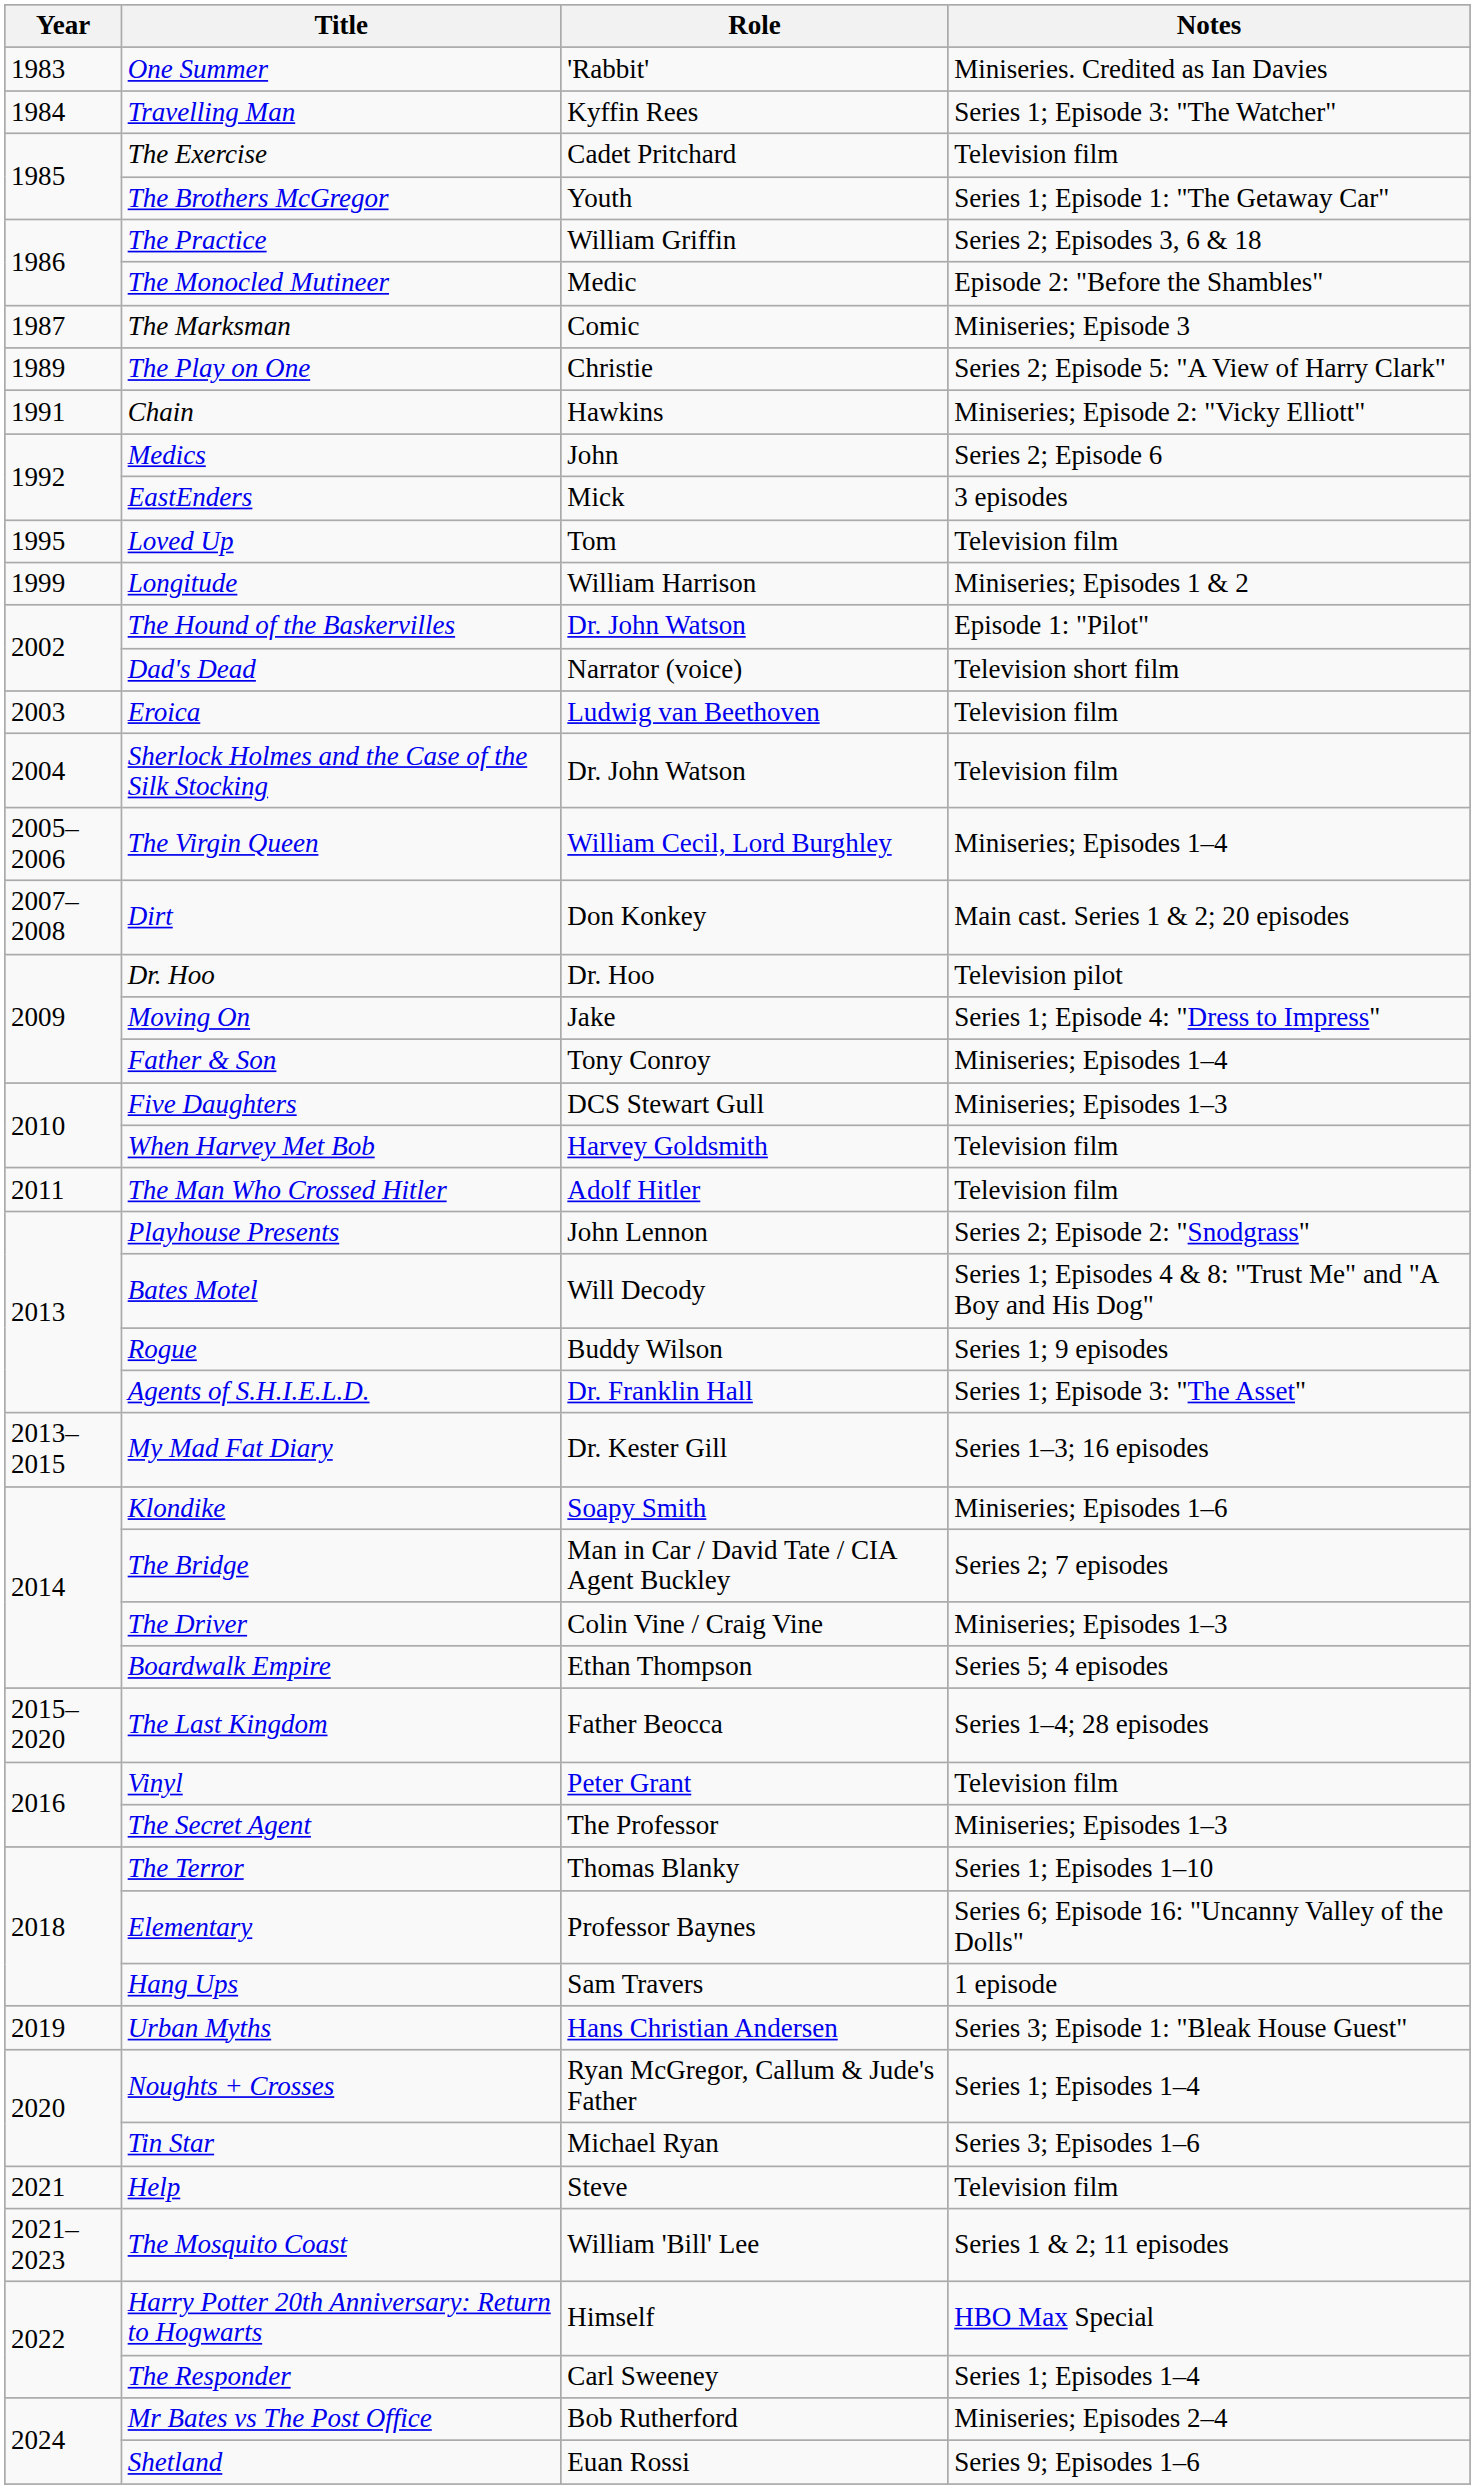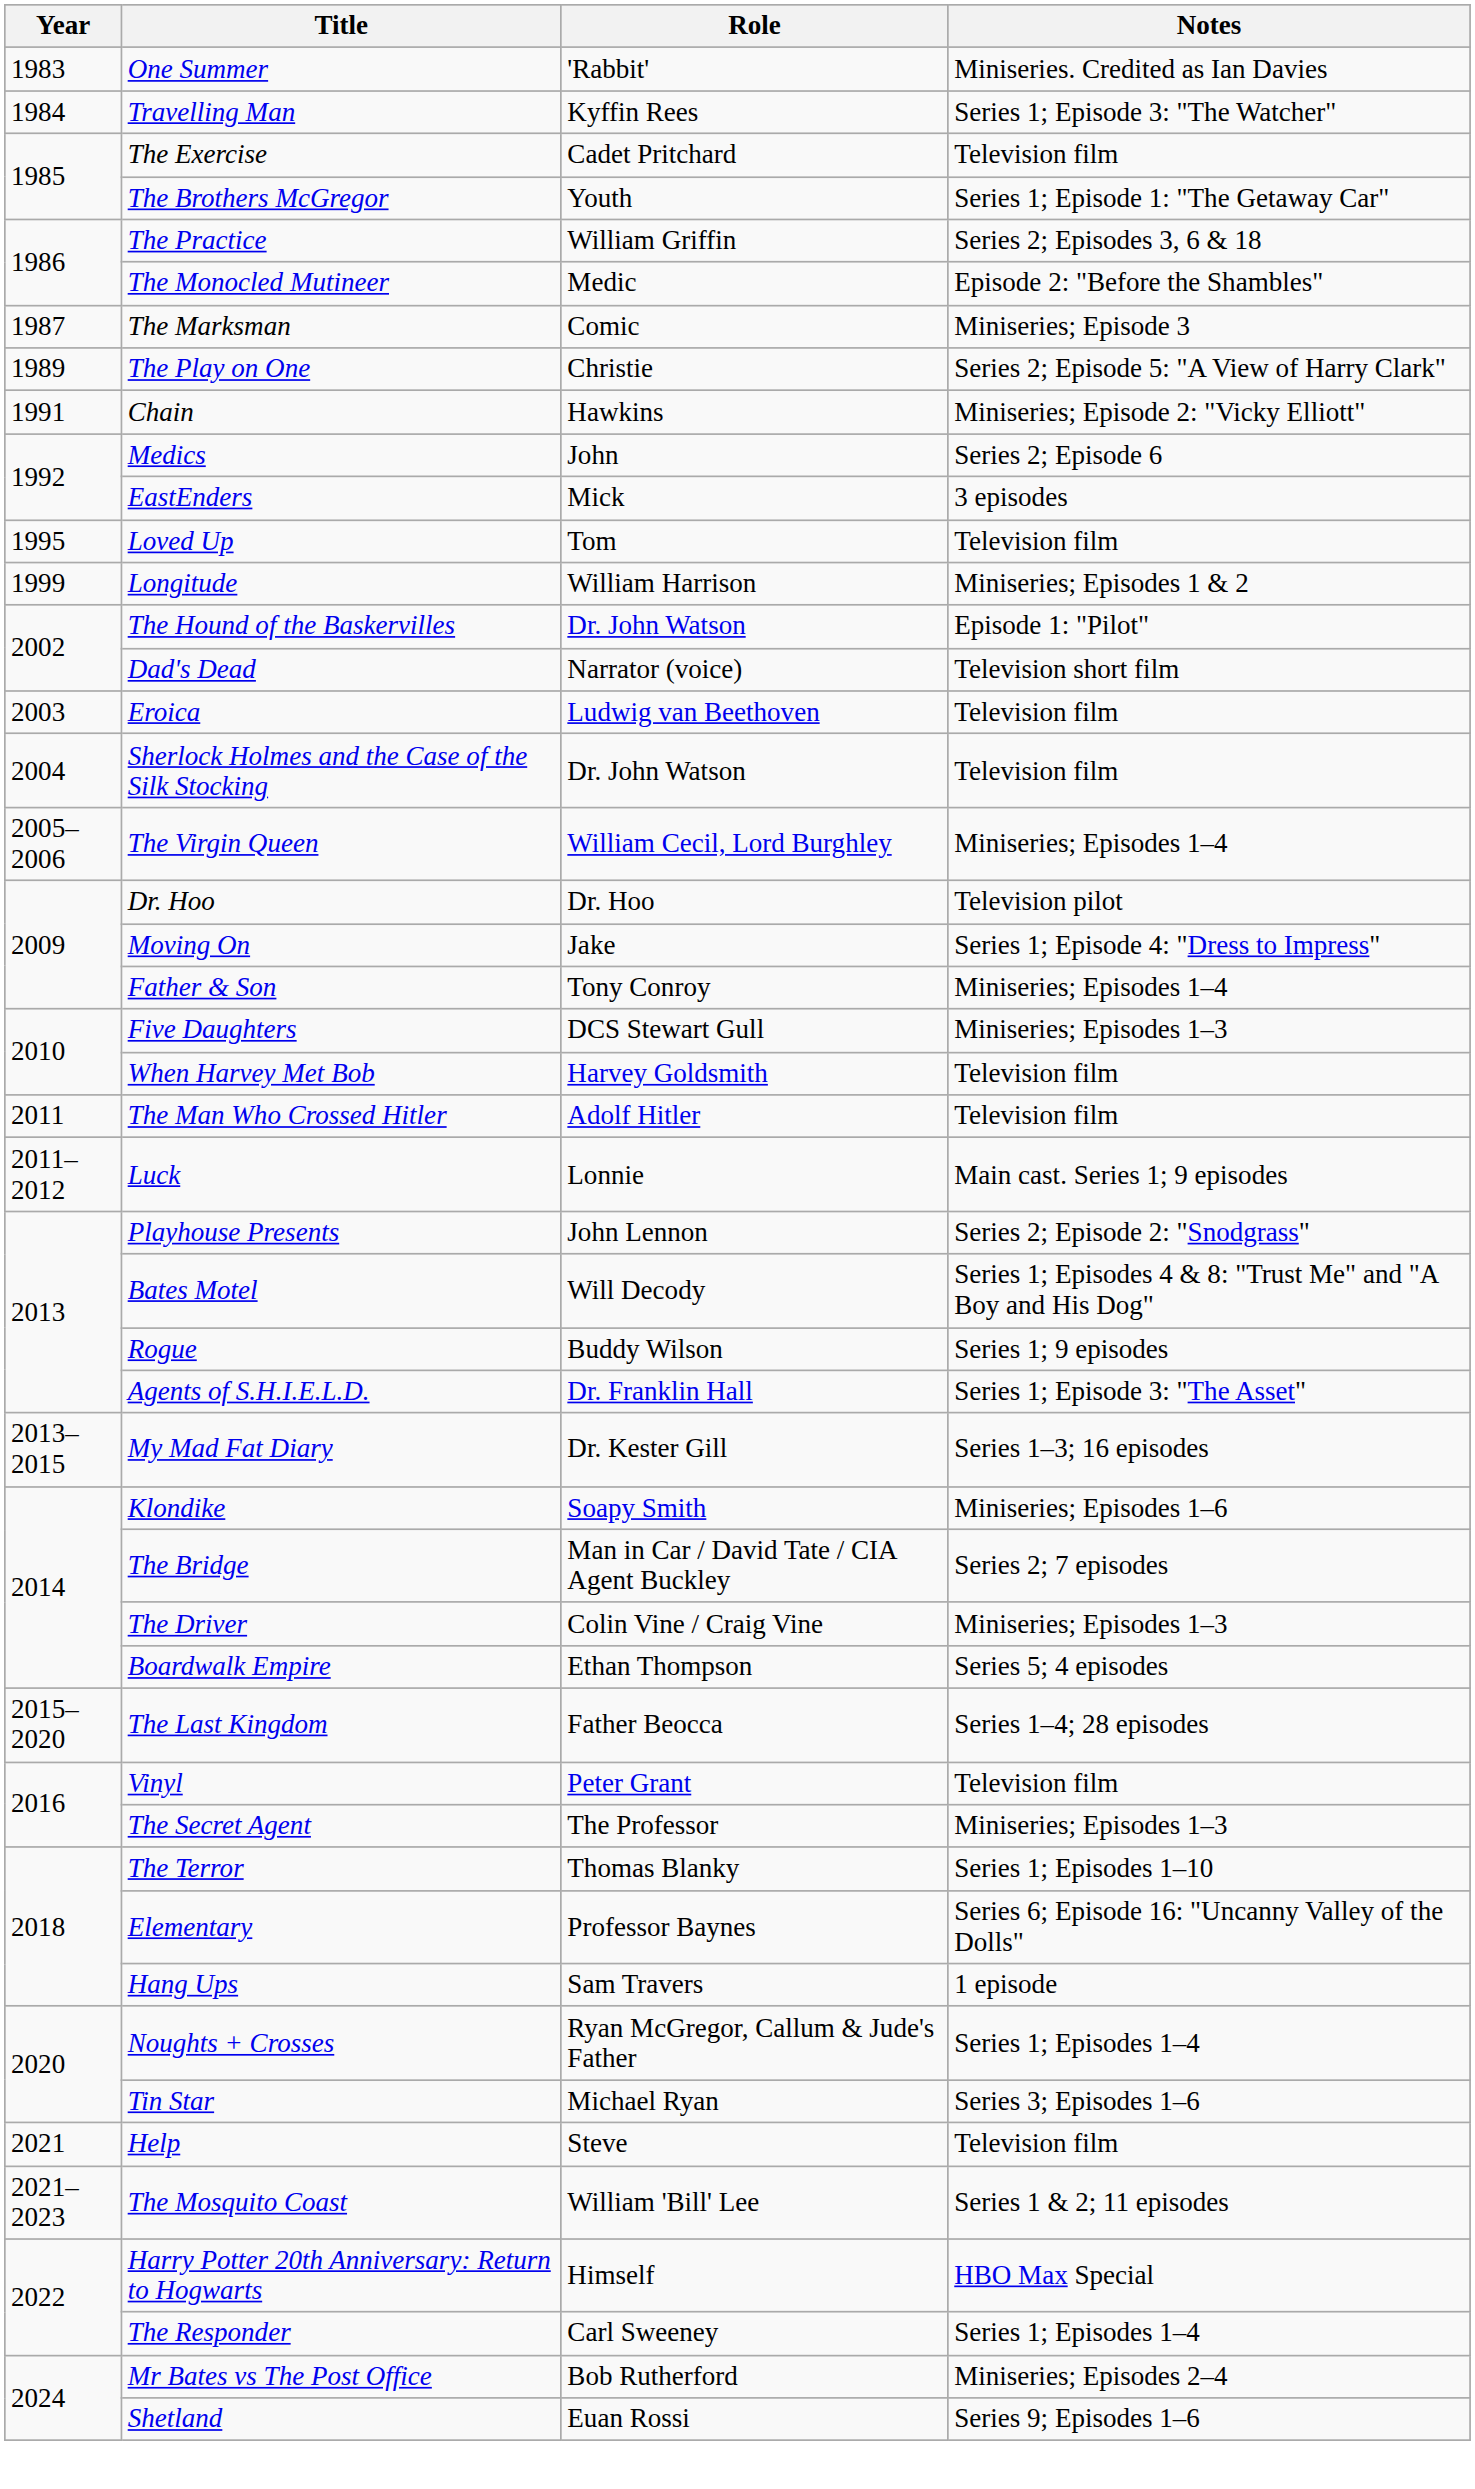- row: (150, 916)
+ row: (154, 1174)
- row: (199, 2027)
